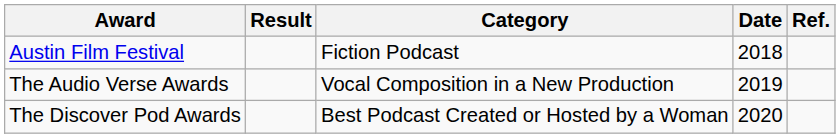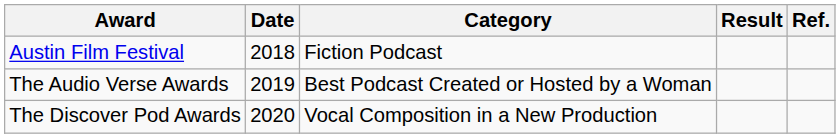columns swapped: (760, 20) <-> (281, 20)
(498, 84) Vocal Composition in a New Production -> (508, 84) Best Podcast Created or Hosted by a Woman
(525, 116) Best Podcast Created or Hosted by a Woman -> (481, 116) Vocal Composition in a New Production
